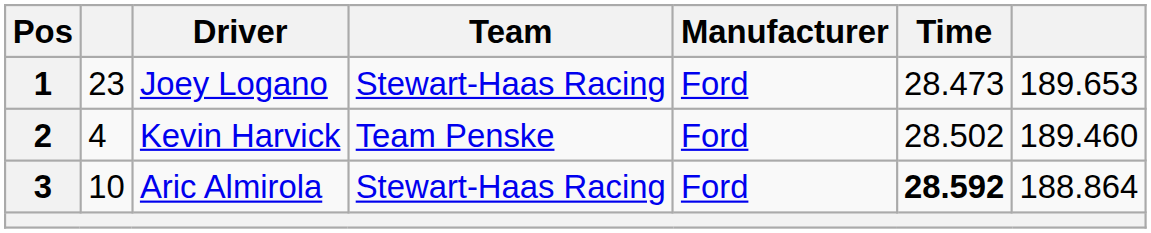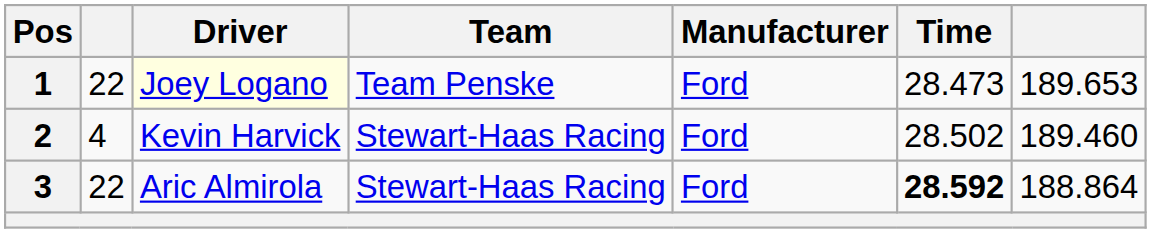(106, 83) 23 -> (106, 83) 22
(234, 83) no background -> (234, 83) lightyellow background
(511, 83) Stewart-Haas Racing -> (455, 83) Team Penske
(455, 135) Team Penske -> (511, 135) Stewart-Haas Racing
(106, 187) 10 -> (106, 187) 22
